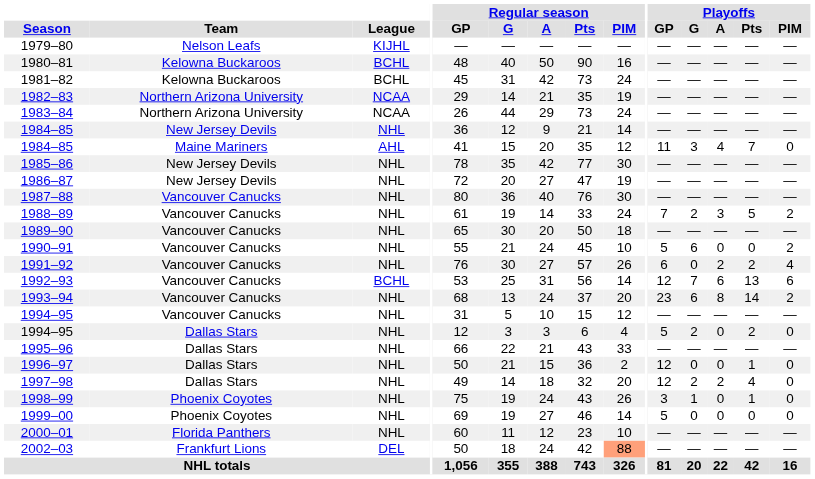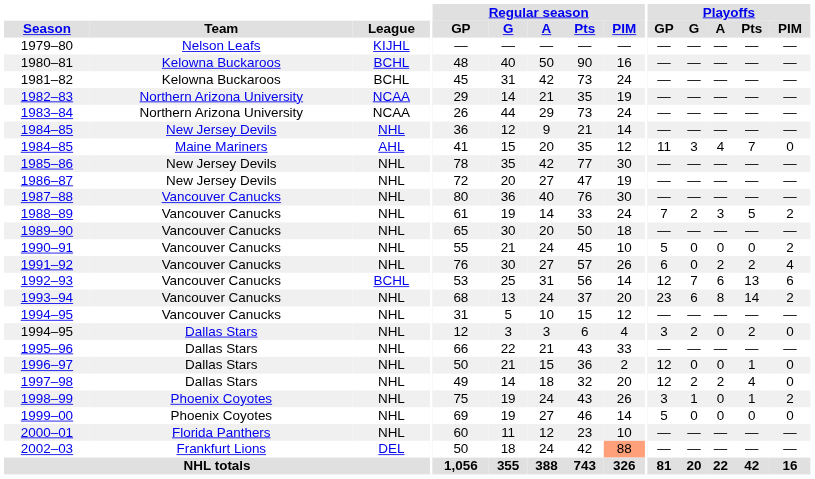(694, 247) 6 -> (694, 247) 0
(664, 331) 5 -> (664, 331) 3
(790, 398) 0 -> (790, 398) 2
